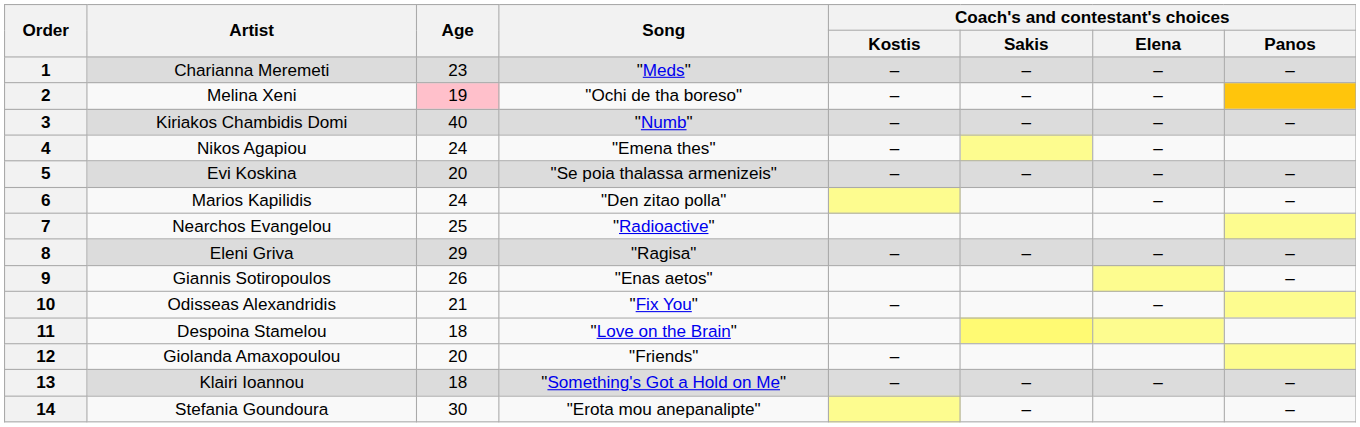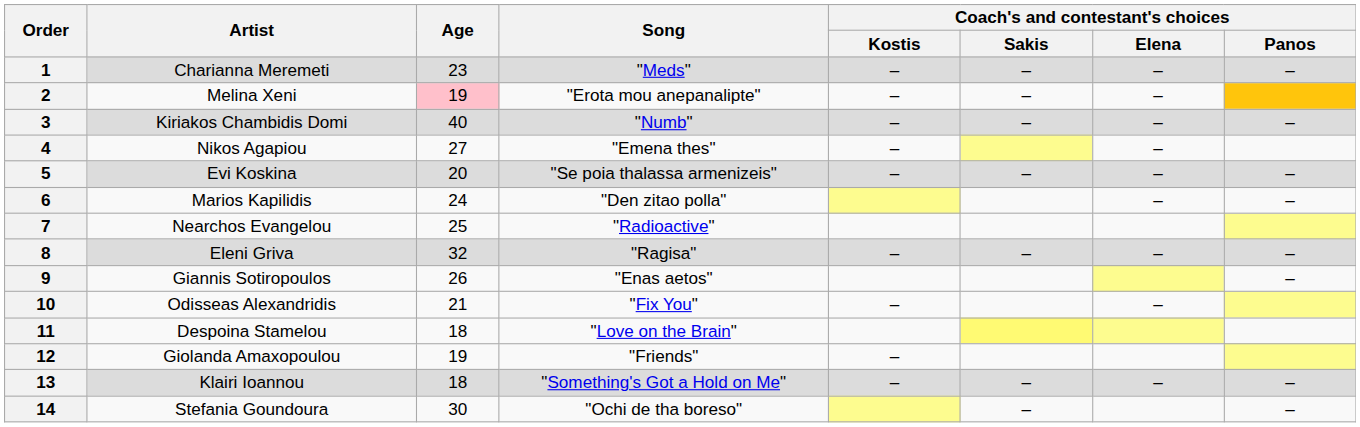(664, 96) "Ochi de tha boreso" -> (664, 96) "Erota mou anepanalipte"
(458, 148) 24 -> (458, 148) 27
(458, 252) 29 -> (458, 252) 32
(458, 357) 20 -> (458, 357) 19
(664, 409) "Erota mou anepanalipte" -> (664, 409) "Ochi de tha boreso"
